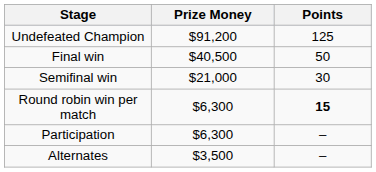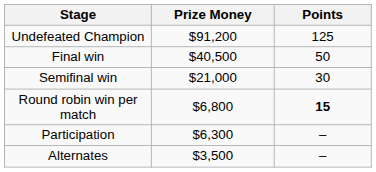(213, 106) $6,300 -> (213, 106) $6,800
